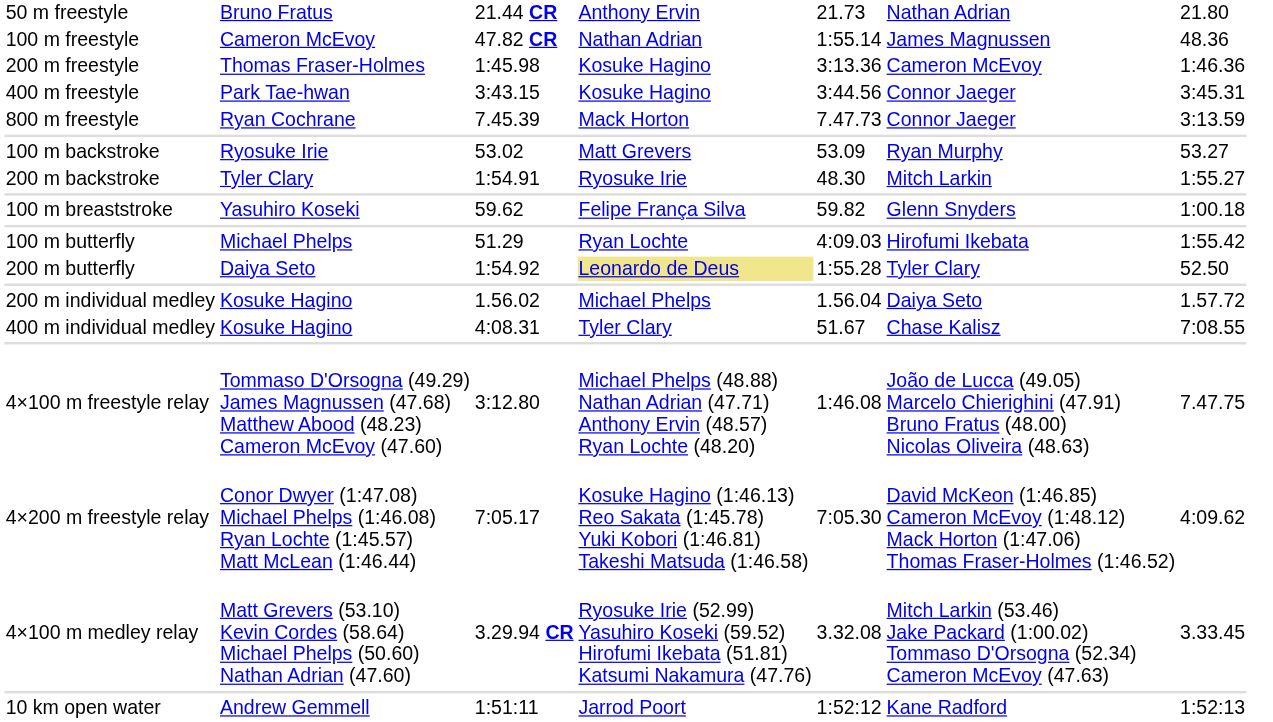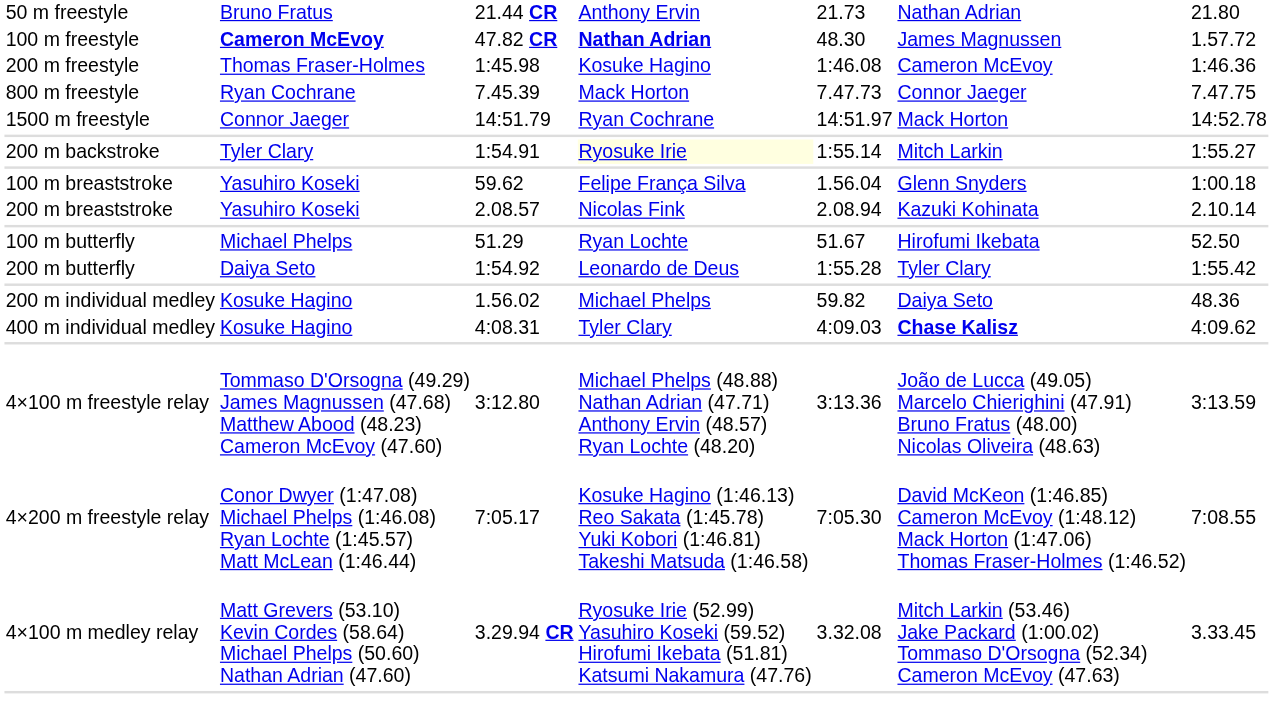(298, 39) normal -> (302, 39) bold
(640, 39) normal -> (645, 39) bold
(849, 39) 1:55.14 -> (841, 39) 48.30
(1204, 39) 48.36 -> (1223, 39) 1.57.72
(849, 66) 3:13.36 -> (849, 66) 1:46.08
- row: (72, 93)
(1213, 119) 3:13.59 -> (1223, 93) 7.47.75
+ row: (78, 119)
- row: (83, 151)
(633, 178) no background -> (633, 151) lightyellow background
(841, 178) 48.30 -> (849, 151) 1:55.14
(841, 210) 59.82 -> (849, 183) 1.56.04
+ row: (89, 210)
(849, 241) 4:09.03 -> (841, 241) 51.67
(1213, 241) 1:55.42 -> (1215, 241) 52.50
(659, 268) khaki background -> (659, 268) no background
(1204, 268) 52.50 -> (1223, 268) 1:55.42
(849, 300) 1.56.04 -> (841, 300) 59.82
(1213, 300) 1.57.72 -> (1215, 300) 48.36
(841, 327) 51.67 -> (849, 327) 4:09.03
(944, 327) normal -> (958, 327) bold
(1213, 327) 7:08.55 -> (1223, 327) 4:09.62
(849, 402) 1:46.08 -> (849, 402) 3:13.36
(1213, 402) 7.47.75 -> (1223, 402) 3:13.59
(1213, 517) 4:09.62 -> (1223, 517) 7:08.55
- row: (83, 707)
